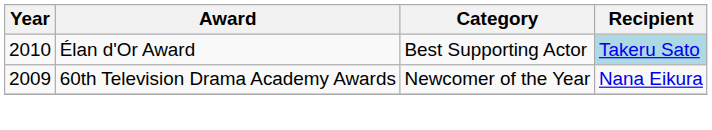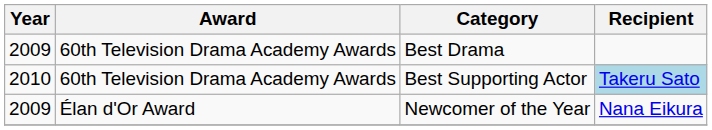+ row: (454, 49)
(127, 49) Élan d'Or Award -> (228, 79) 60th Television Drama Academy Awards
(228, 79) 60th Television Drama Academy Awards -> (127, 109) Élan d'Or Award
